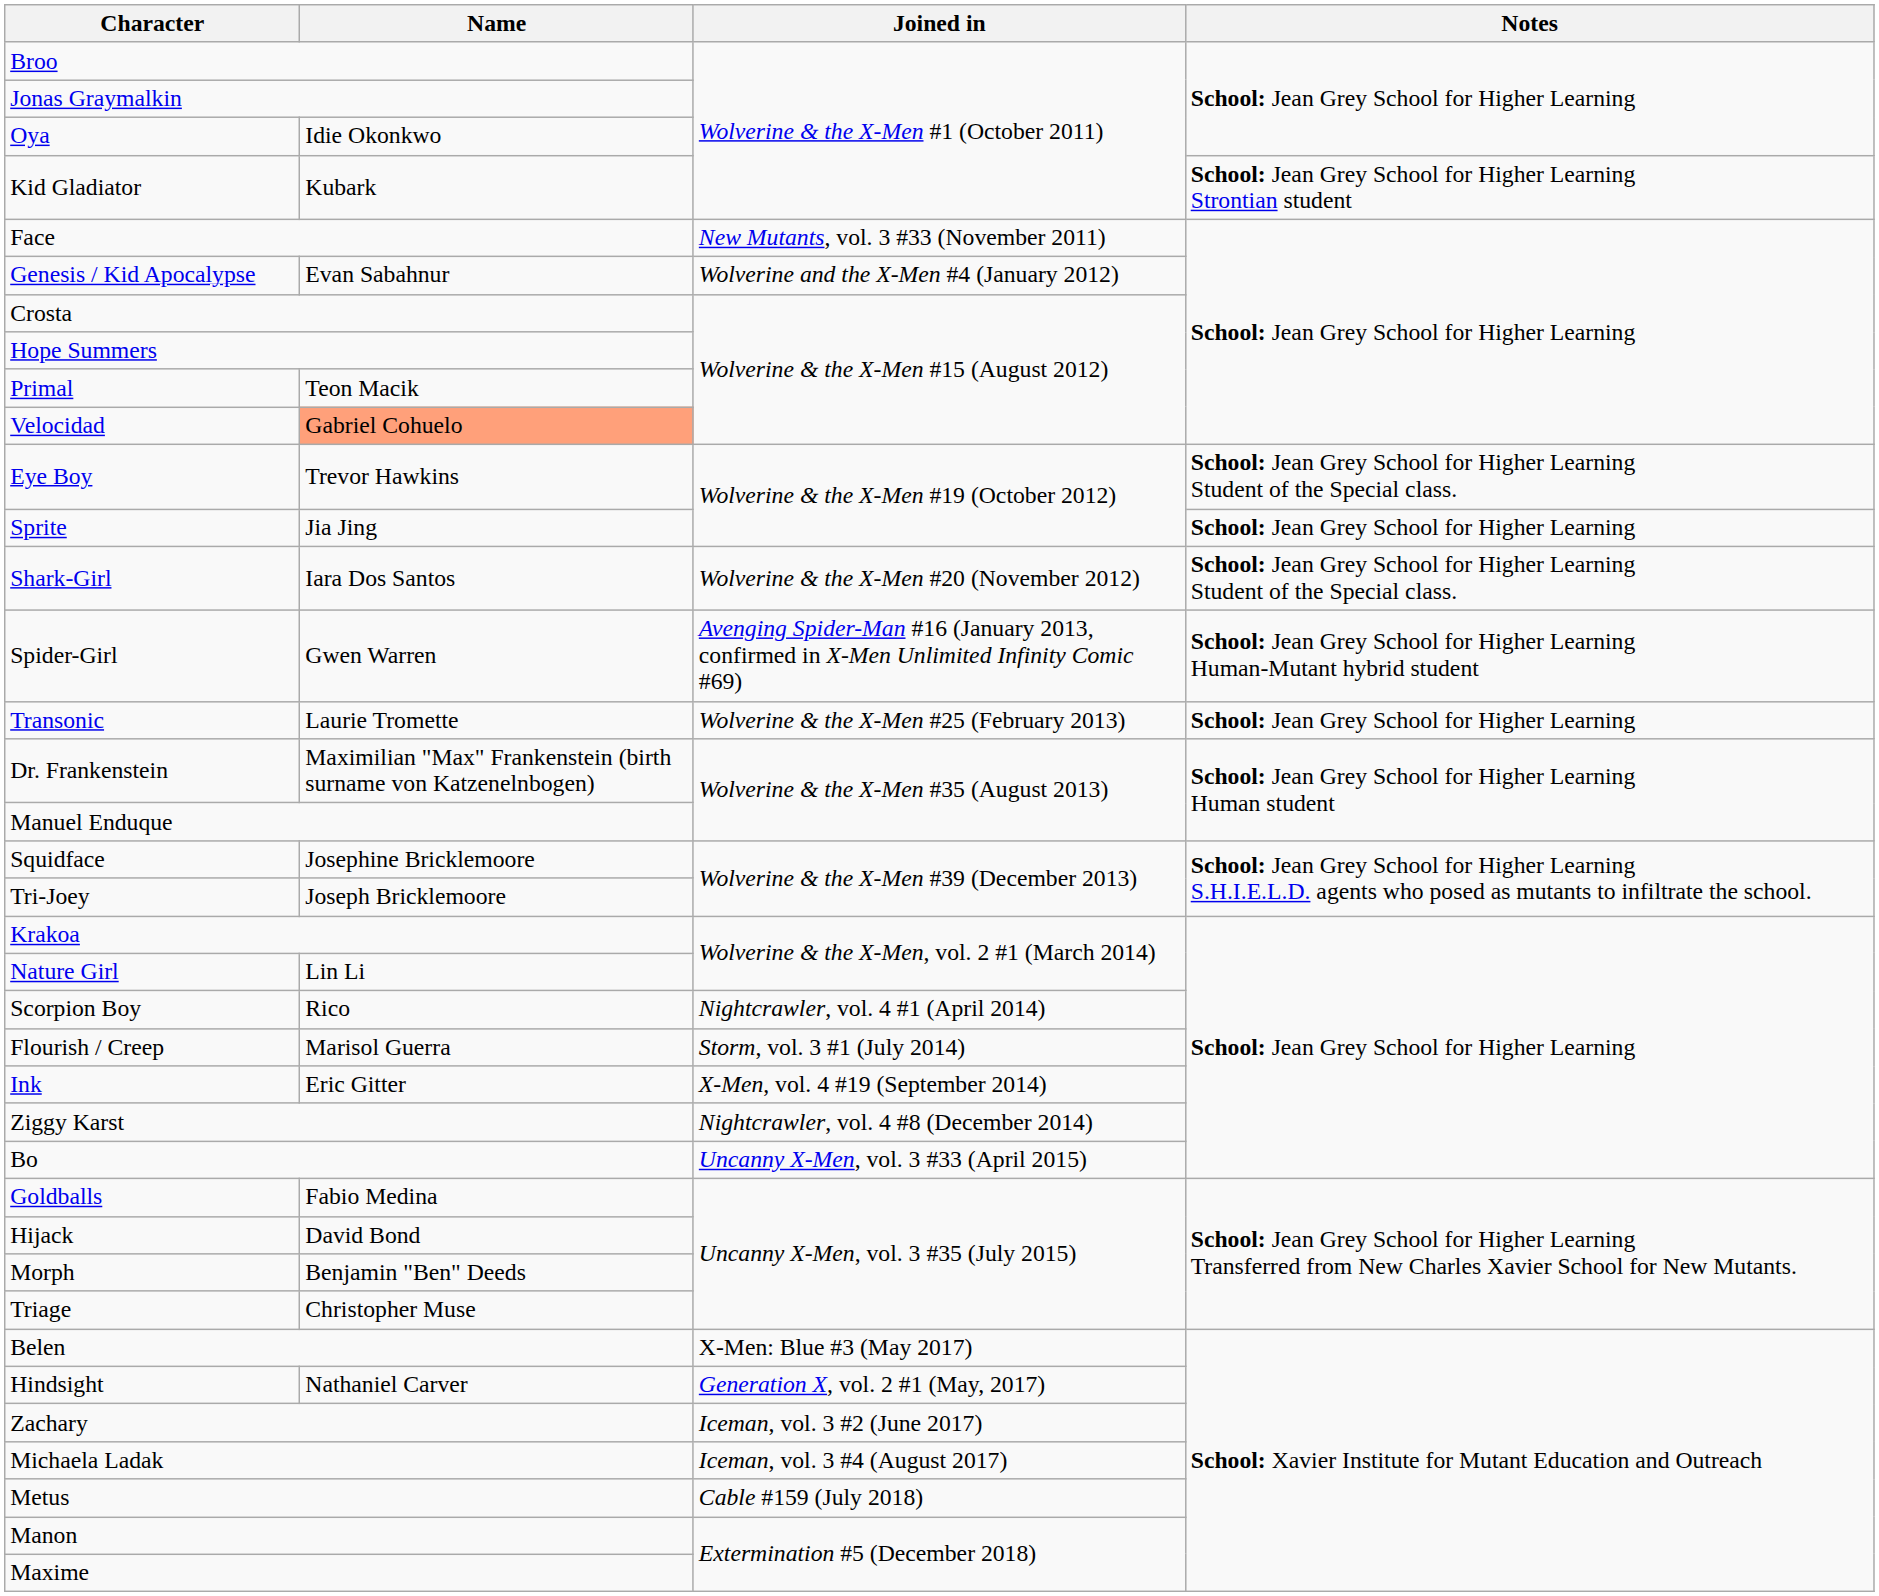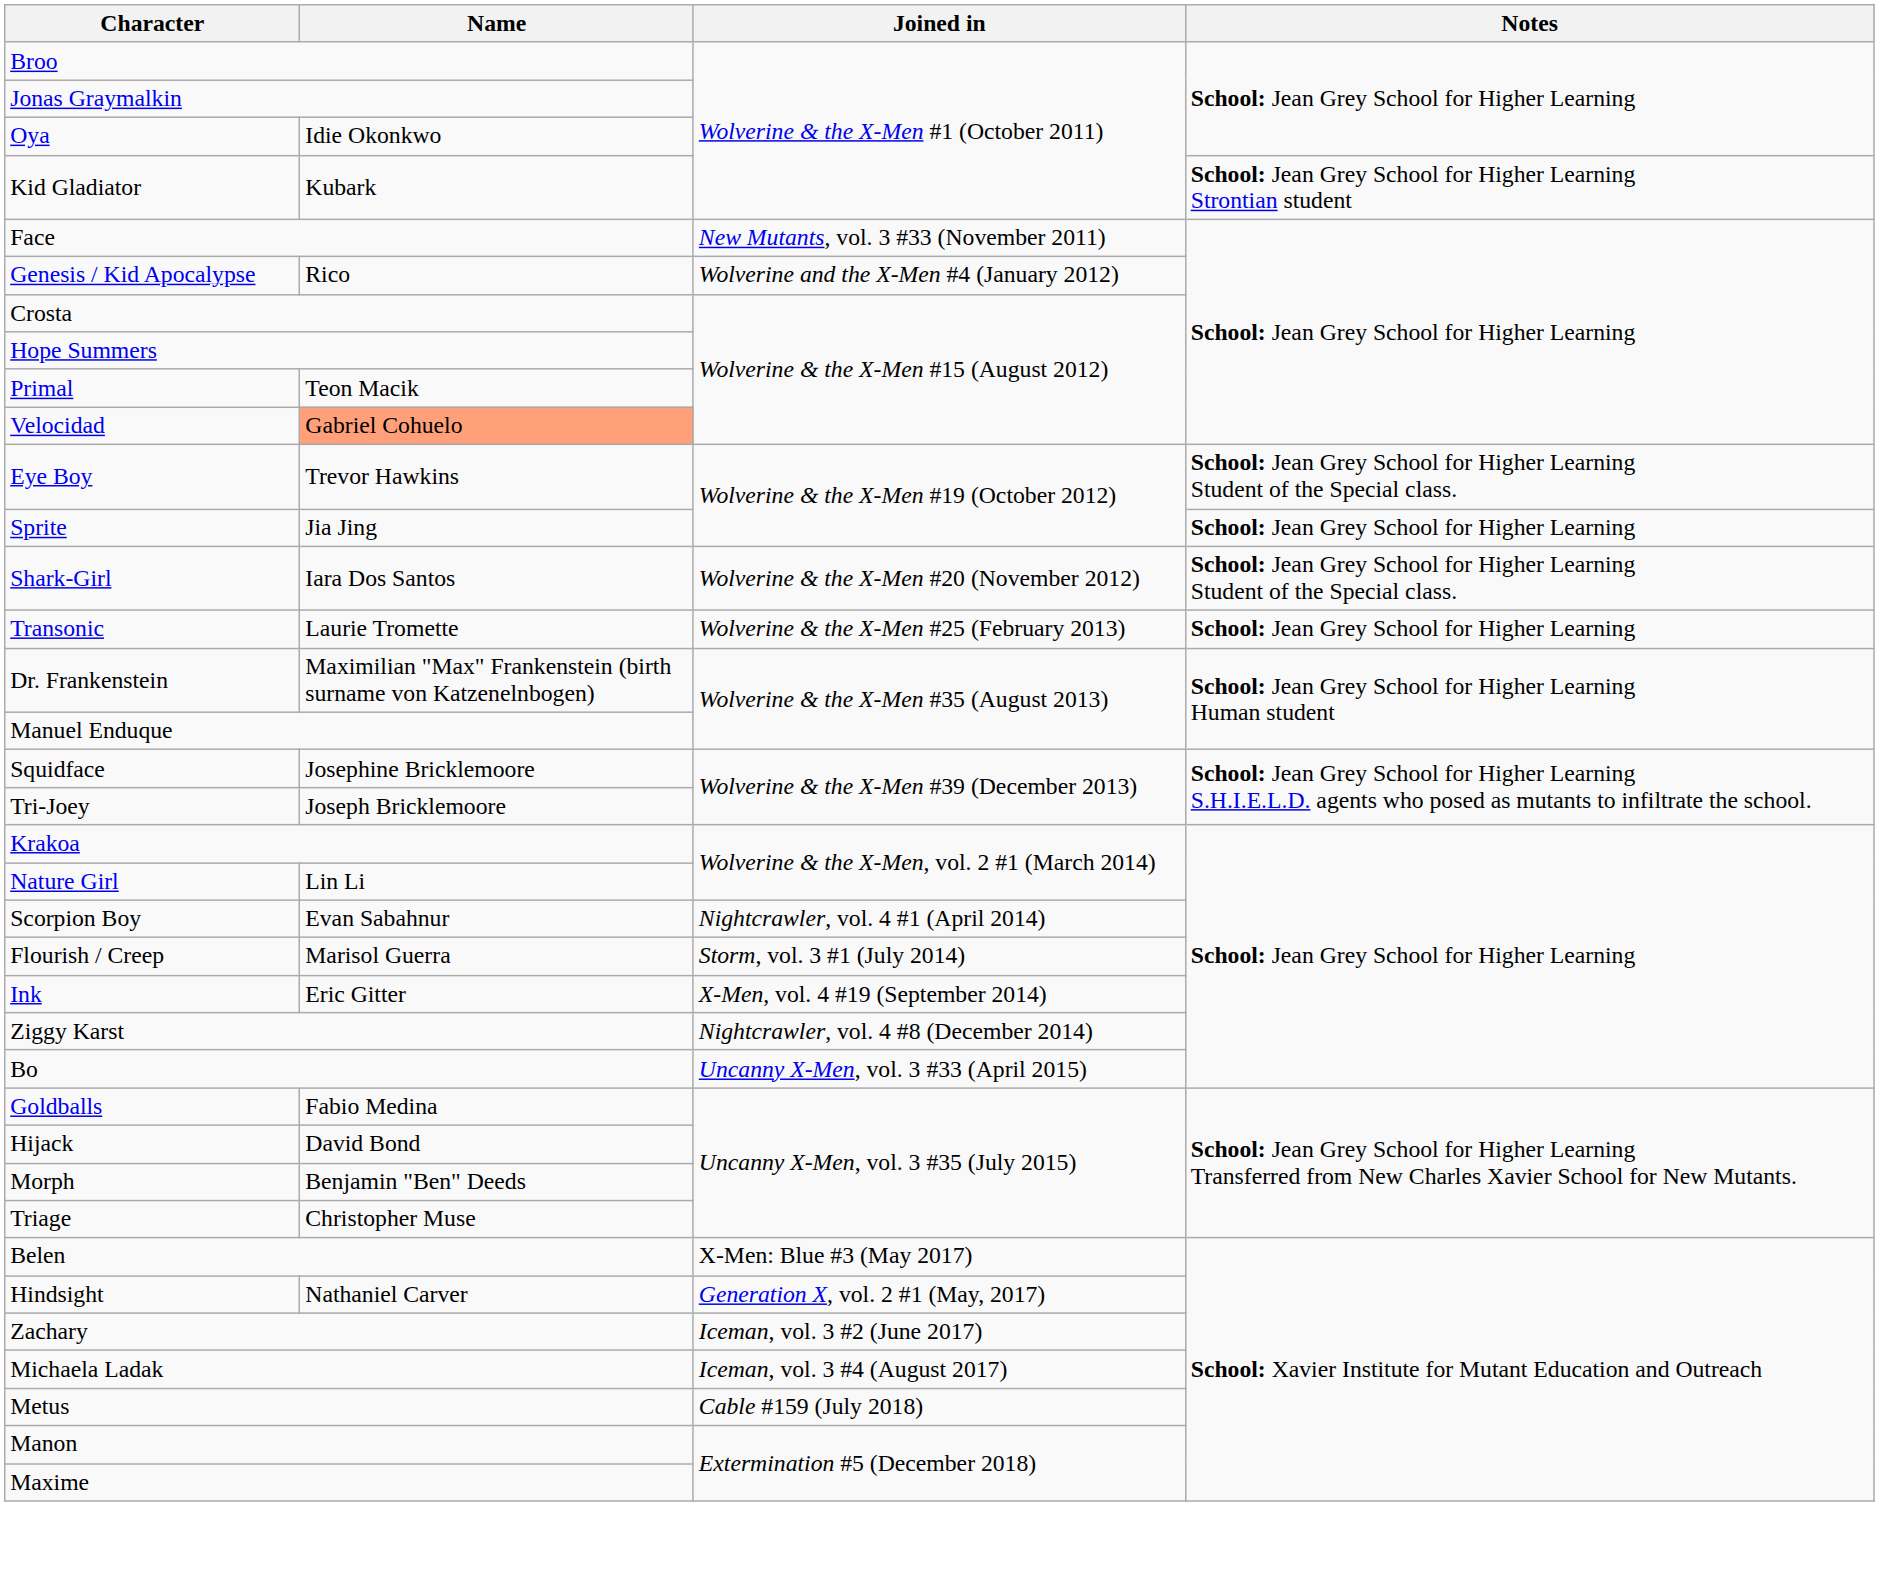(377, 275) Evan Sabahnur -> (328, 275) Rico
- row: (64, 655)
(328, 1009) Rico -> (377, 918) Evan Sabahnur
